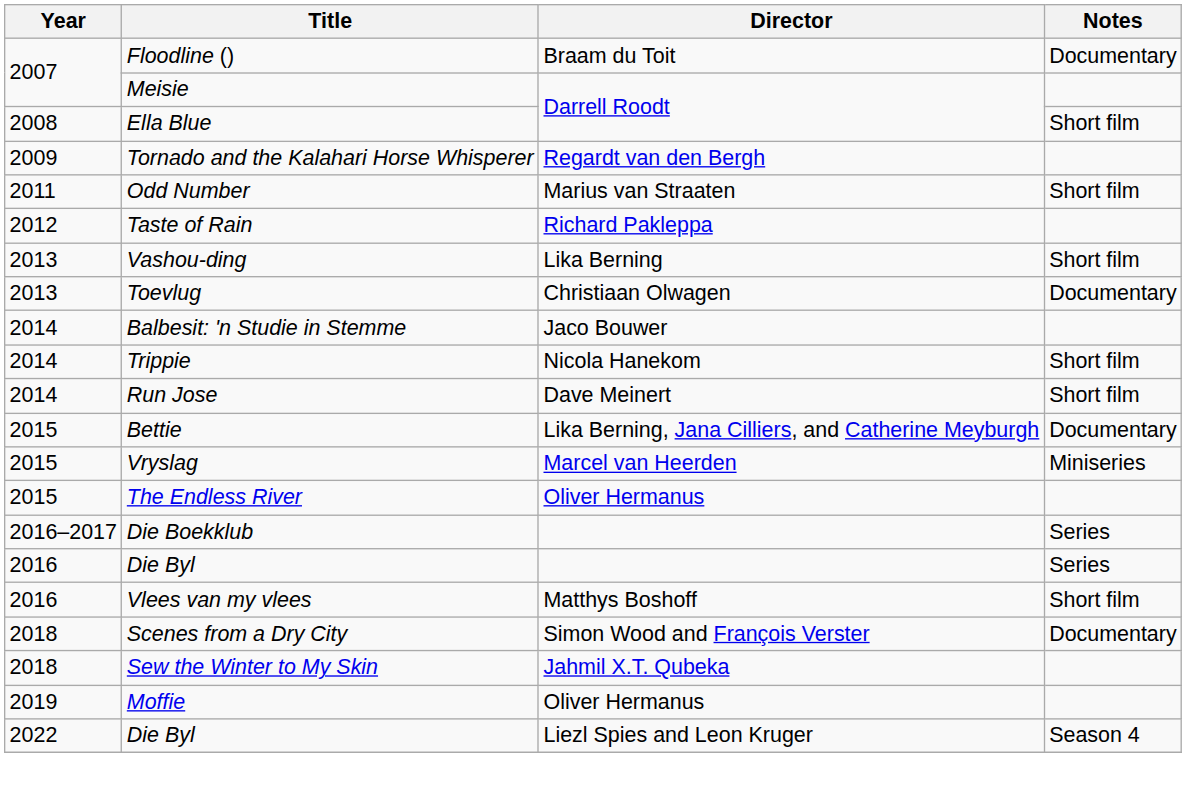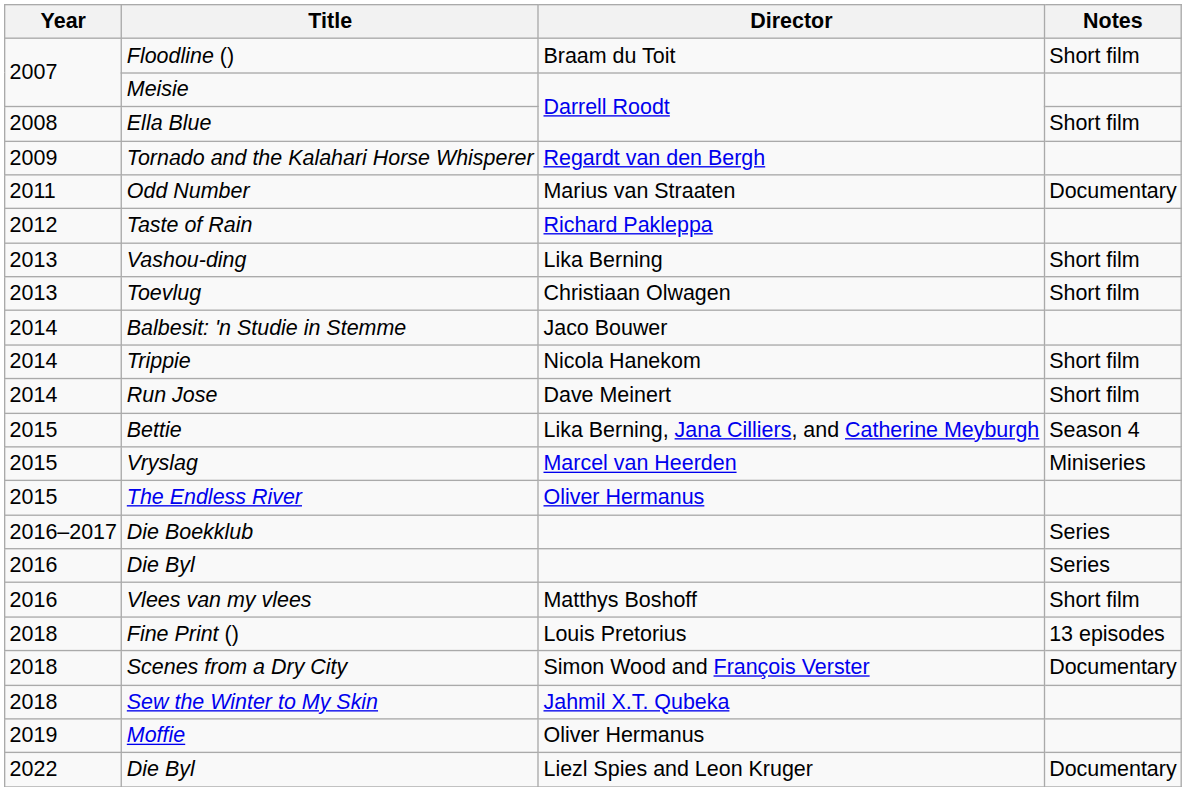(1113, 55) Documentary -> (1094, 55) Short film
(1094, 191) Short film -> (1113, 191) Documentary
(1113, 293) Documentary -> (1094, 293) Short film
(1113, 429) Documentary -> (1094, 429) Season 4
+ row: (183, 633)
(1094, 735) Season 4 -> (1113, 769) Documentary
